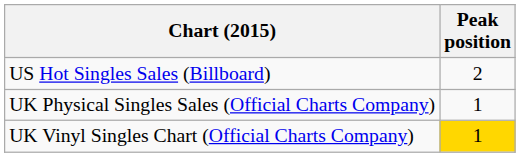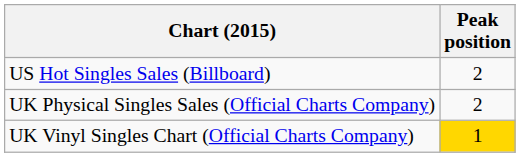(478, 104) 1 -> (478, 104) 2
